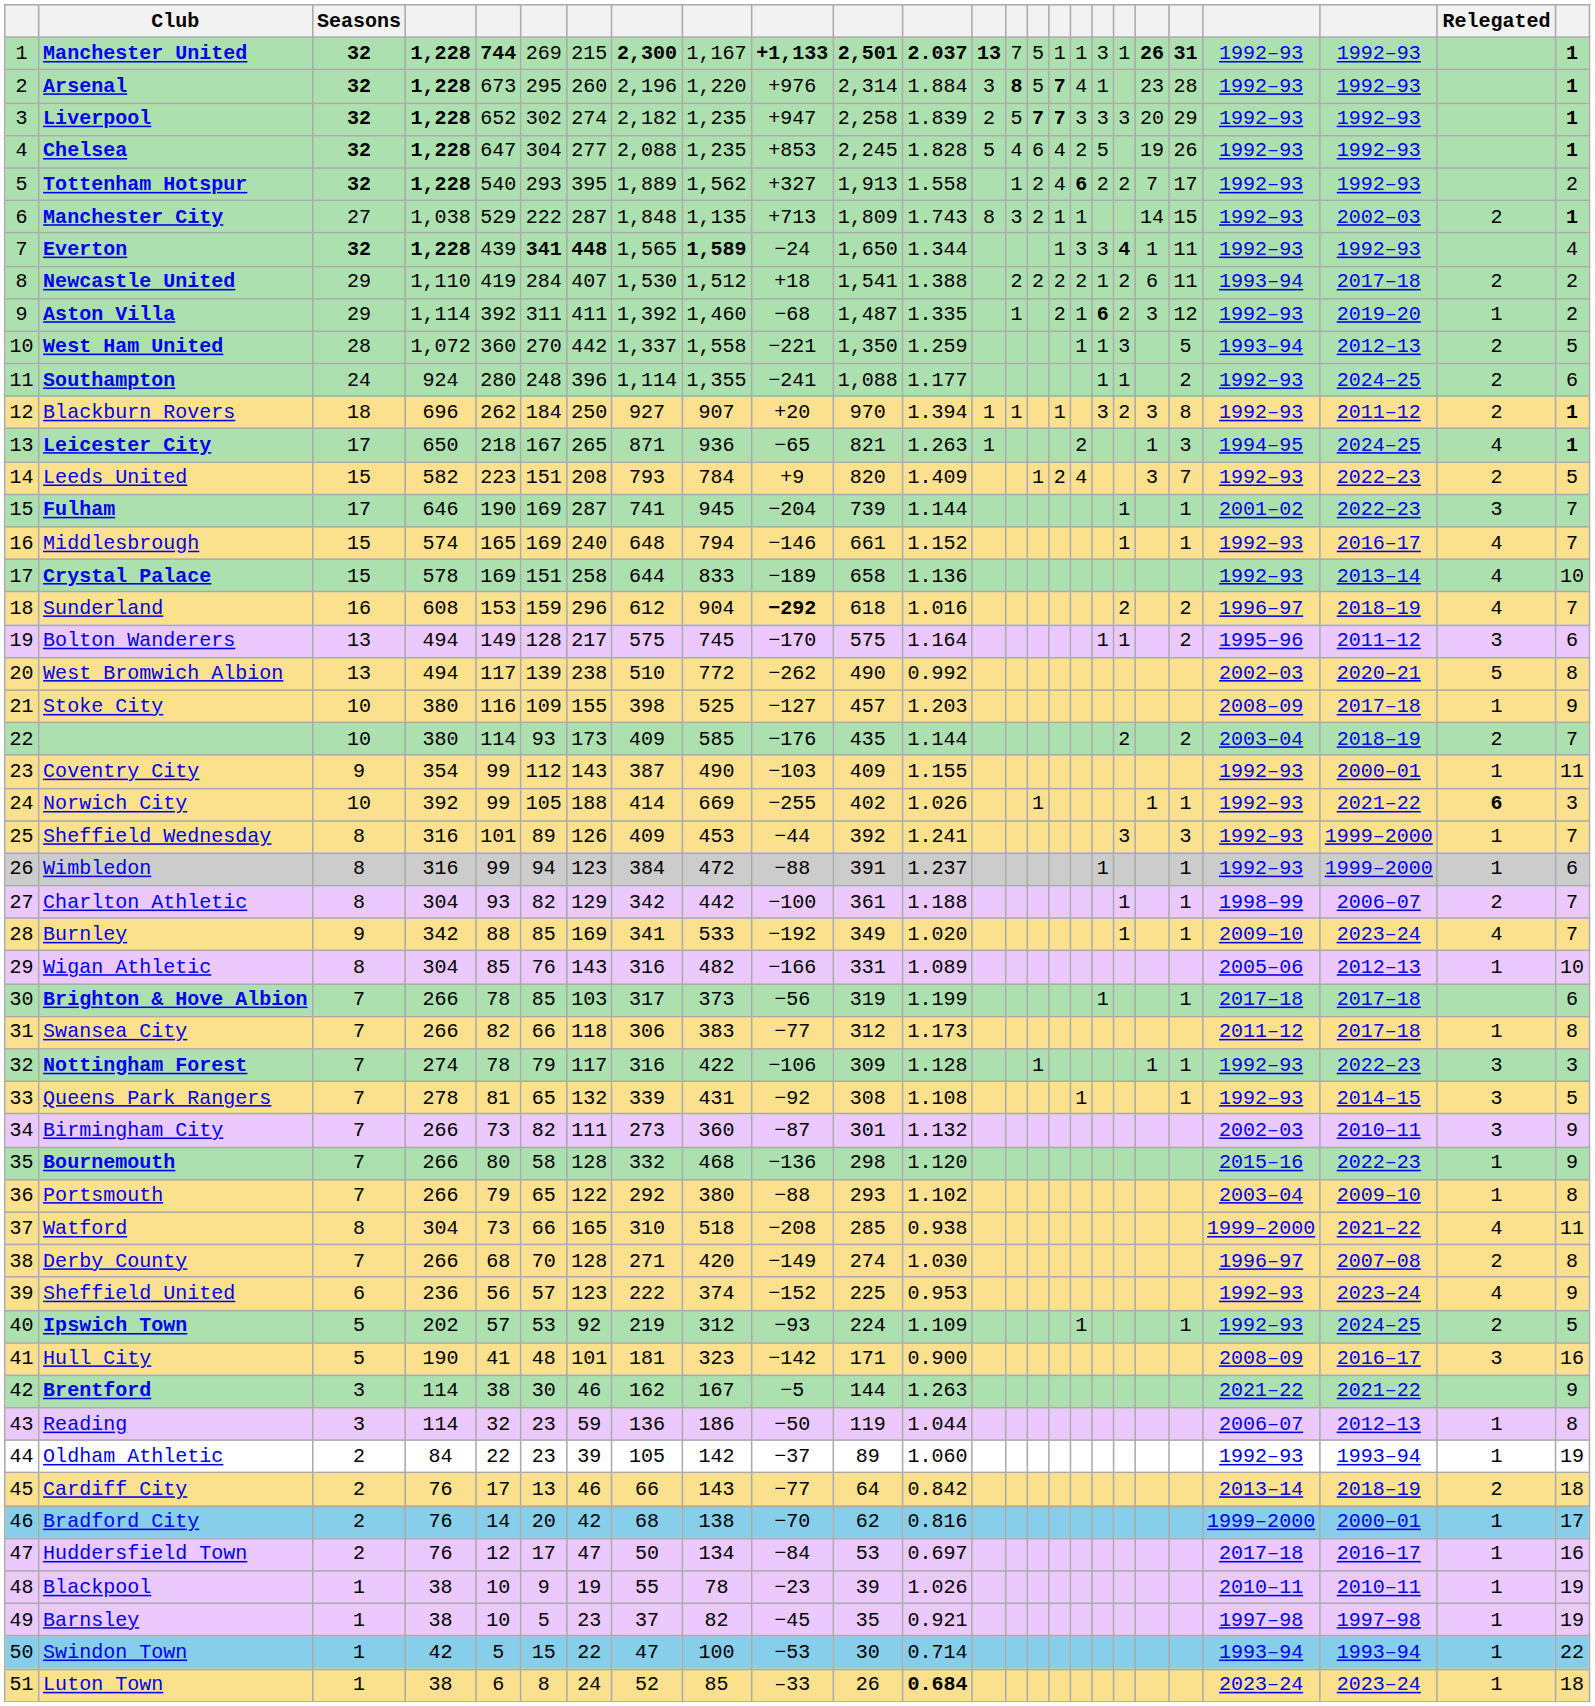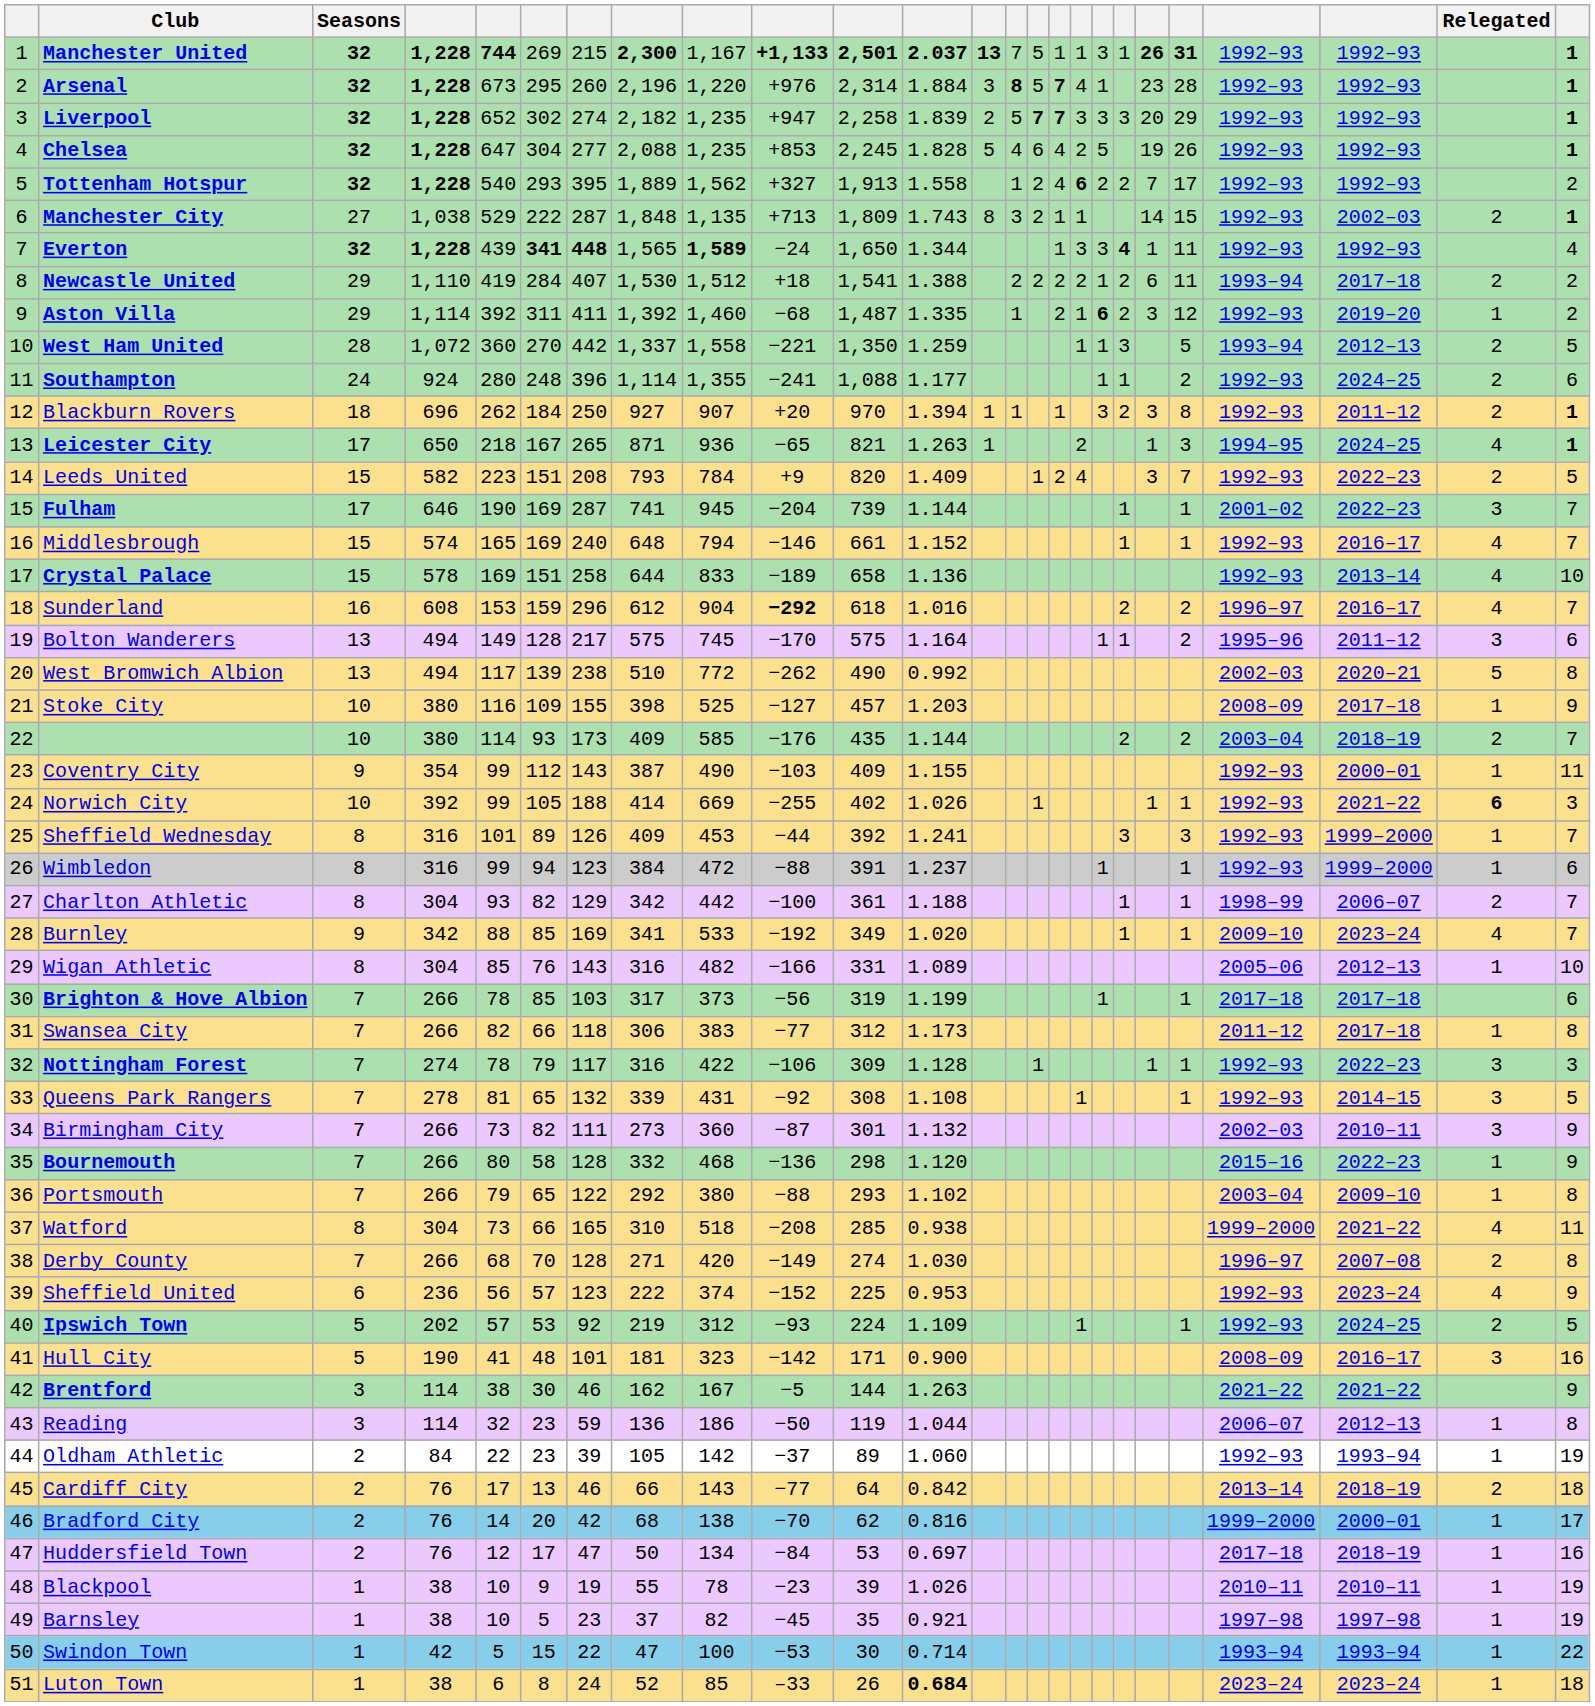(1379, 608) 2018–19 -> (1379, 608) 2016–17
(1379, 1555) 2016–17 -> (1379, 1555) 2018–19
